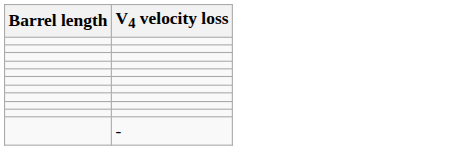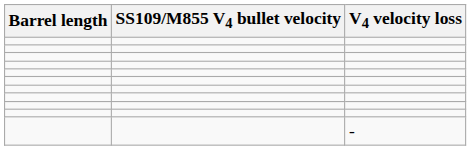+ column: (228, 20)
